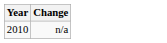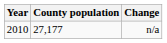+ column: (76, 13)
